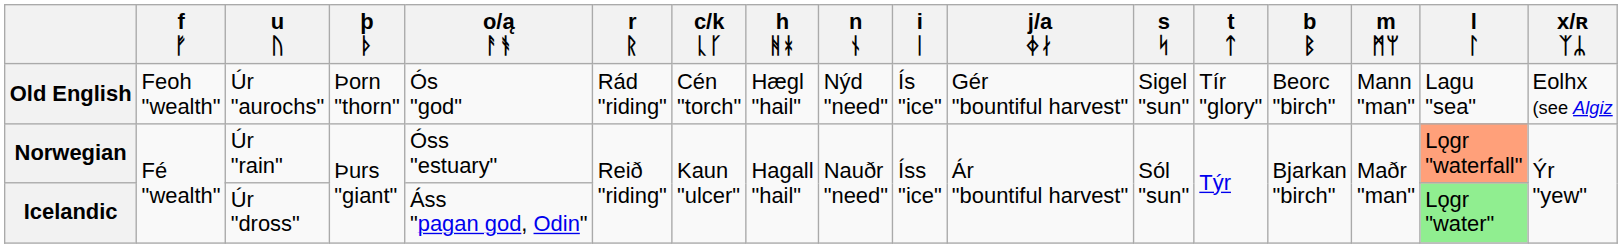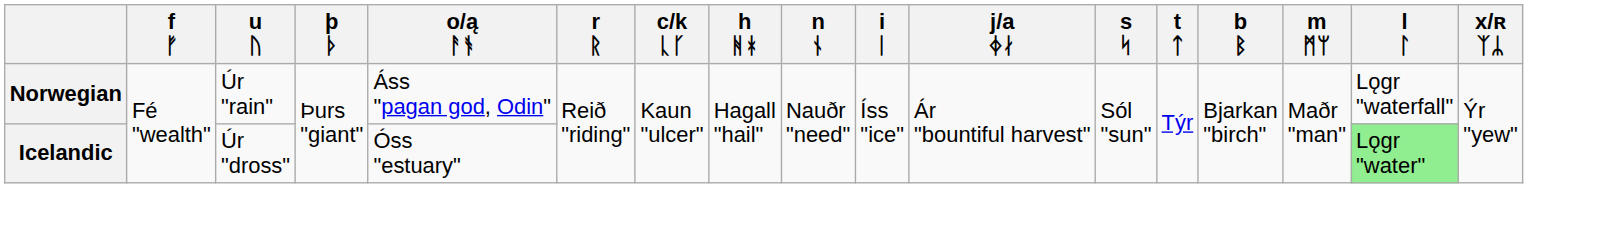- row: (71, 93)
(454, 153) Óss "estuary" -> (462, 93) Áss "pagan god, Odin"
(1474, 153) lightsalmon background -> (1405, 93) no background
(499, 212) Áss "pagan god, Odin" -> (417, 153) Óss "estuary"
